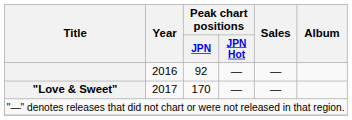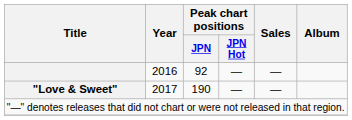(201, 89) 170 -> (201, 89) 190
